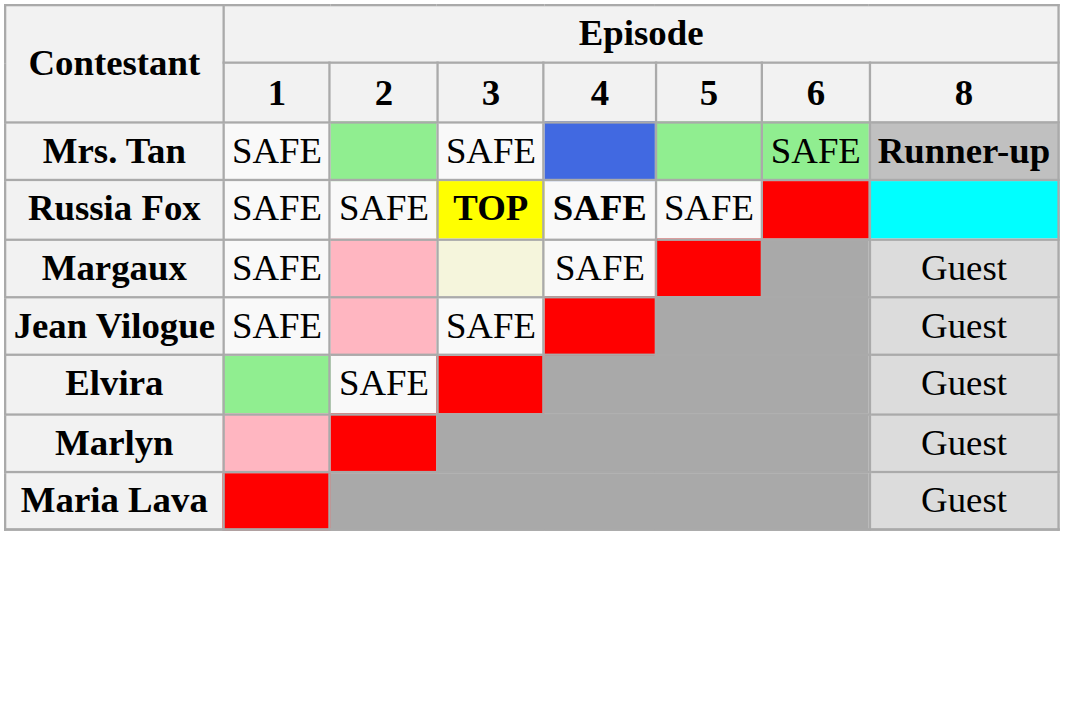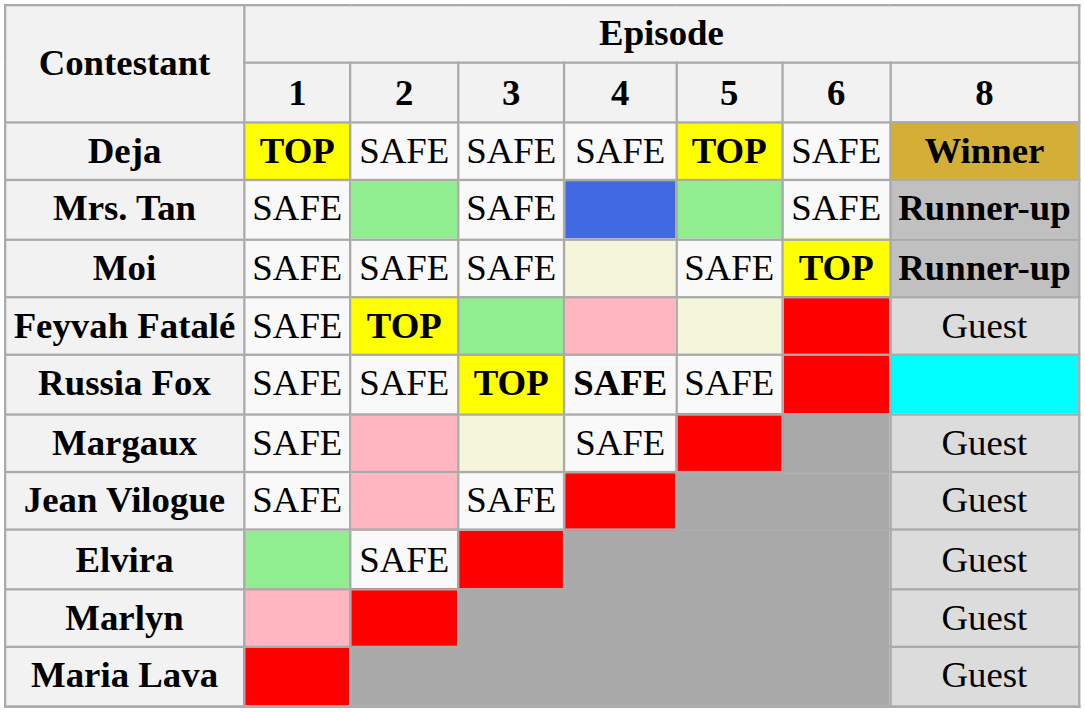+ row: (125, 150)
(816, 150) lightgreen background -> (836, 208) no background
+ row: (125, 267)
+ row: (125, 325)
